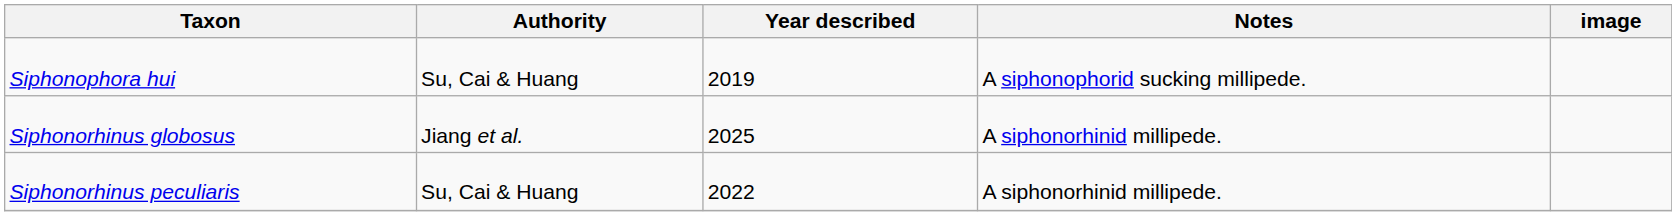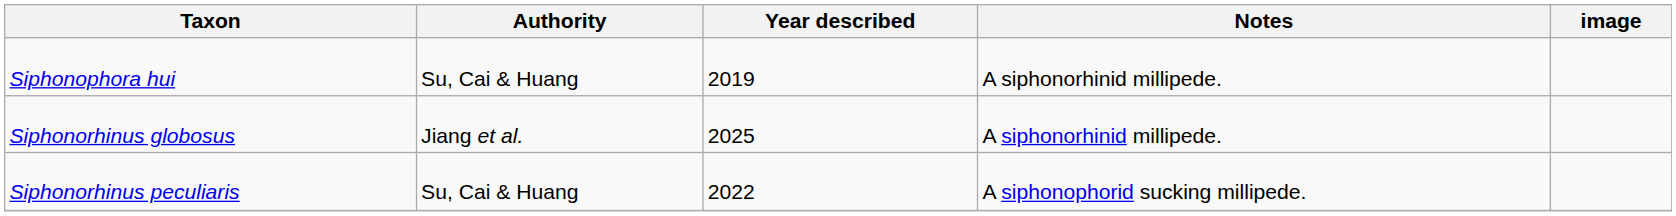(1144, 78) A siphonophorid sucking millipede. -> (1102, 78) A siphonorhinid millipede.
(1102, 193) A siphonorhinid millipede. -> (1144, 193) A siphonophorid sucking millipede.
